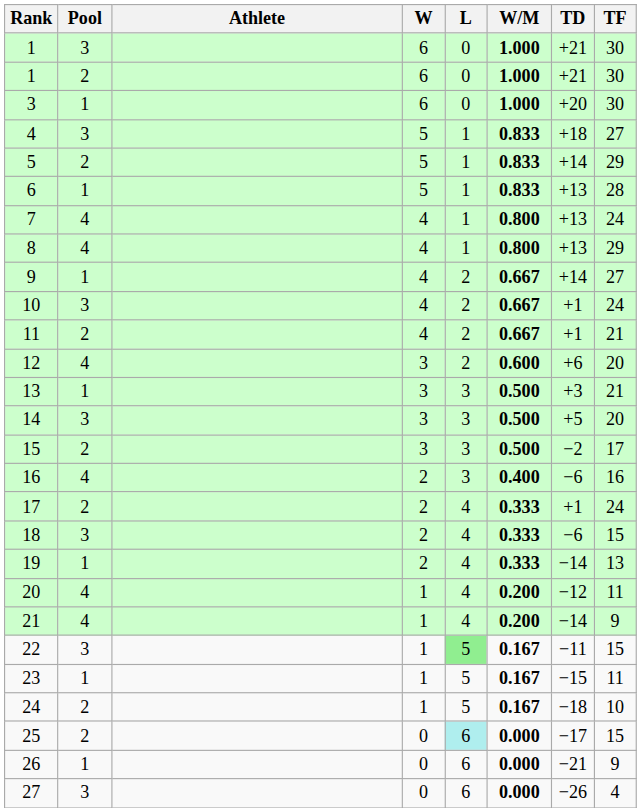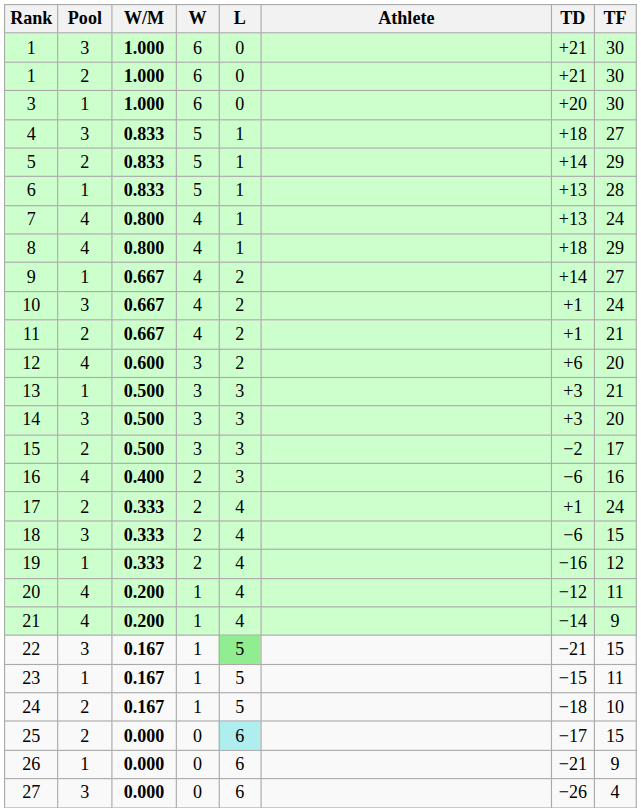columns swapped: (257, 18) <-> (519, 18)
(573, 248) +13 -> (573, 248) +18
(573, 420) +5 -> (573, 420) +3
(573, 563) −14 -> (573, 563) −16
(615, 563) 13 -> (615, 563) 12
(573, 649) −11 -> (573, 649) −21
